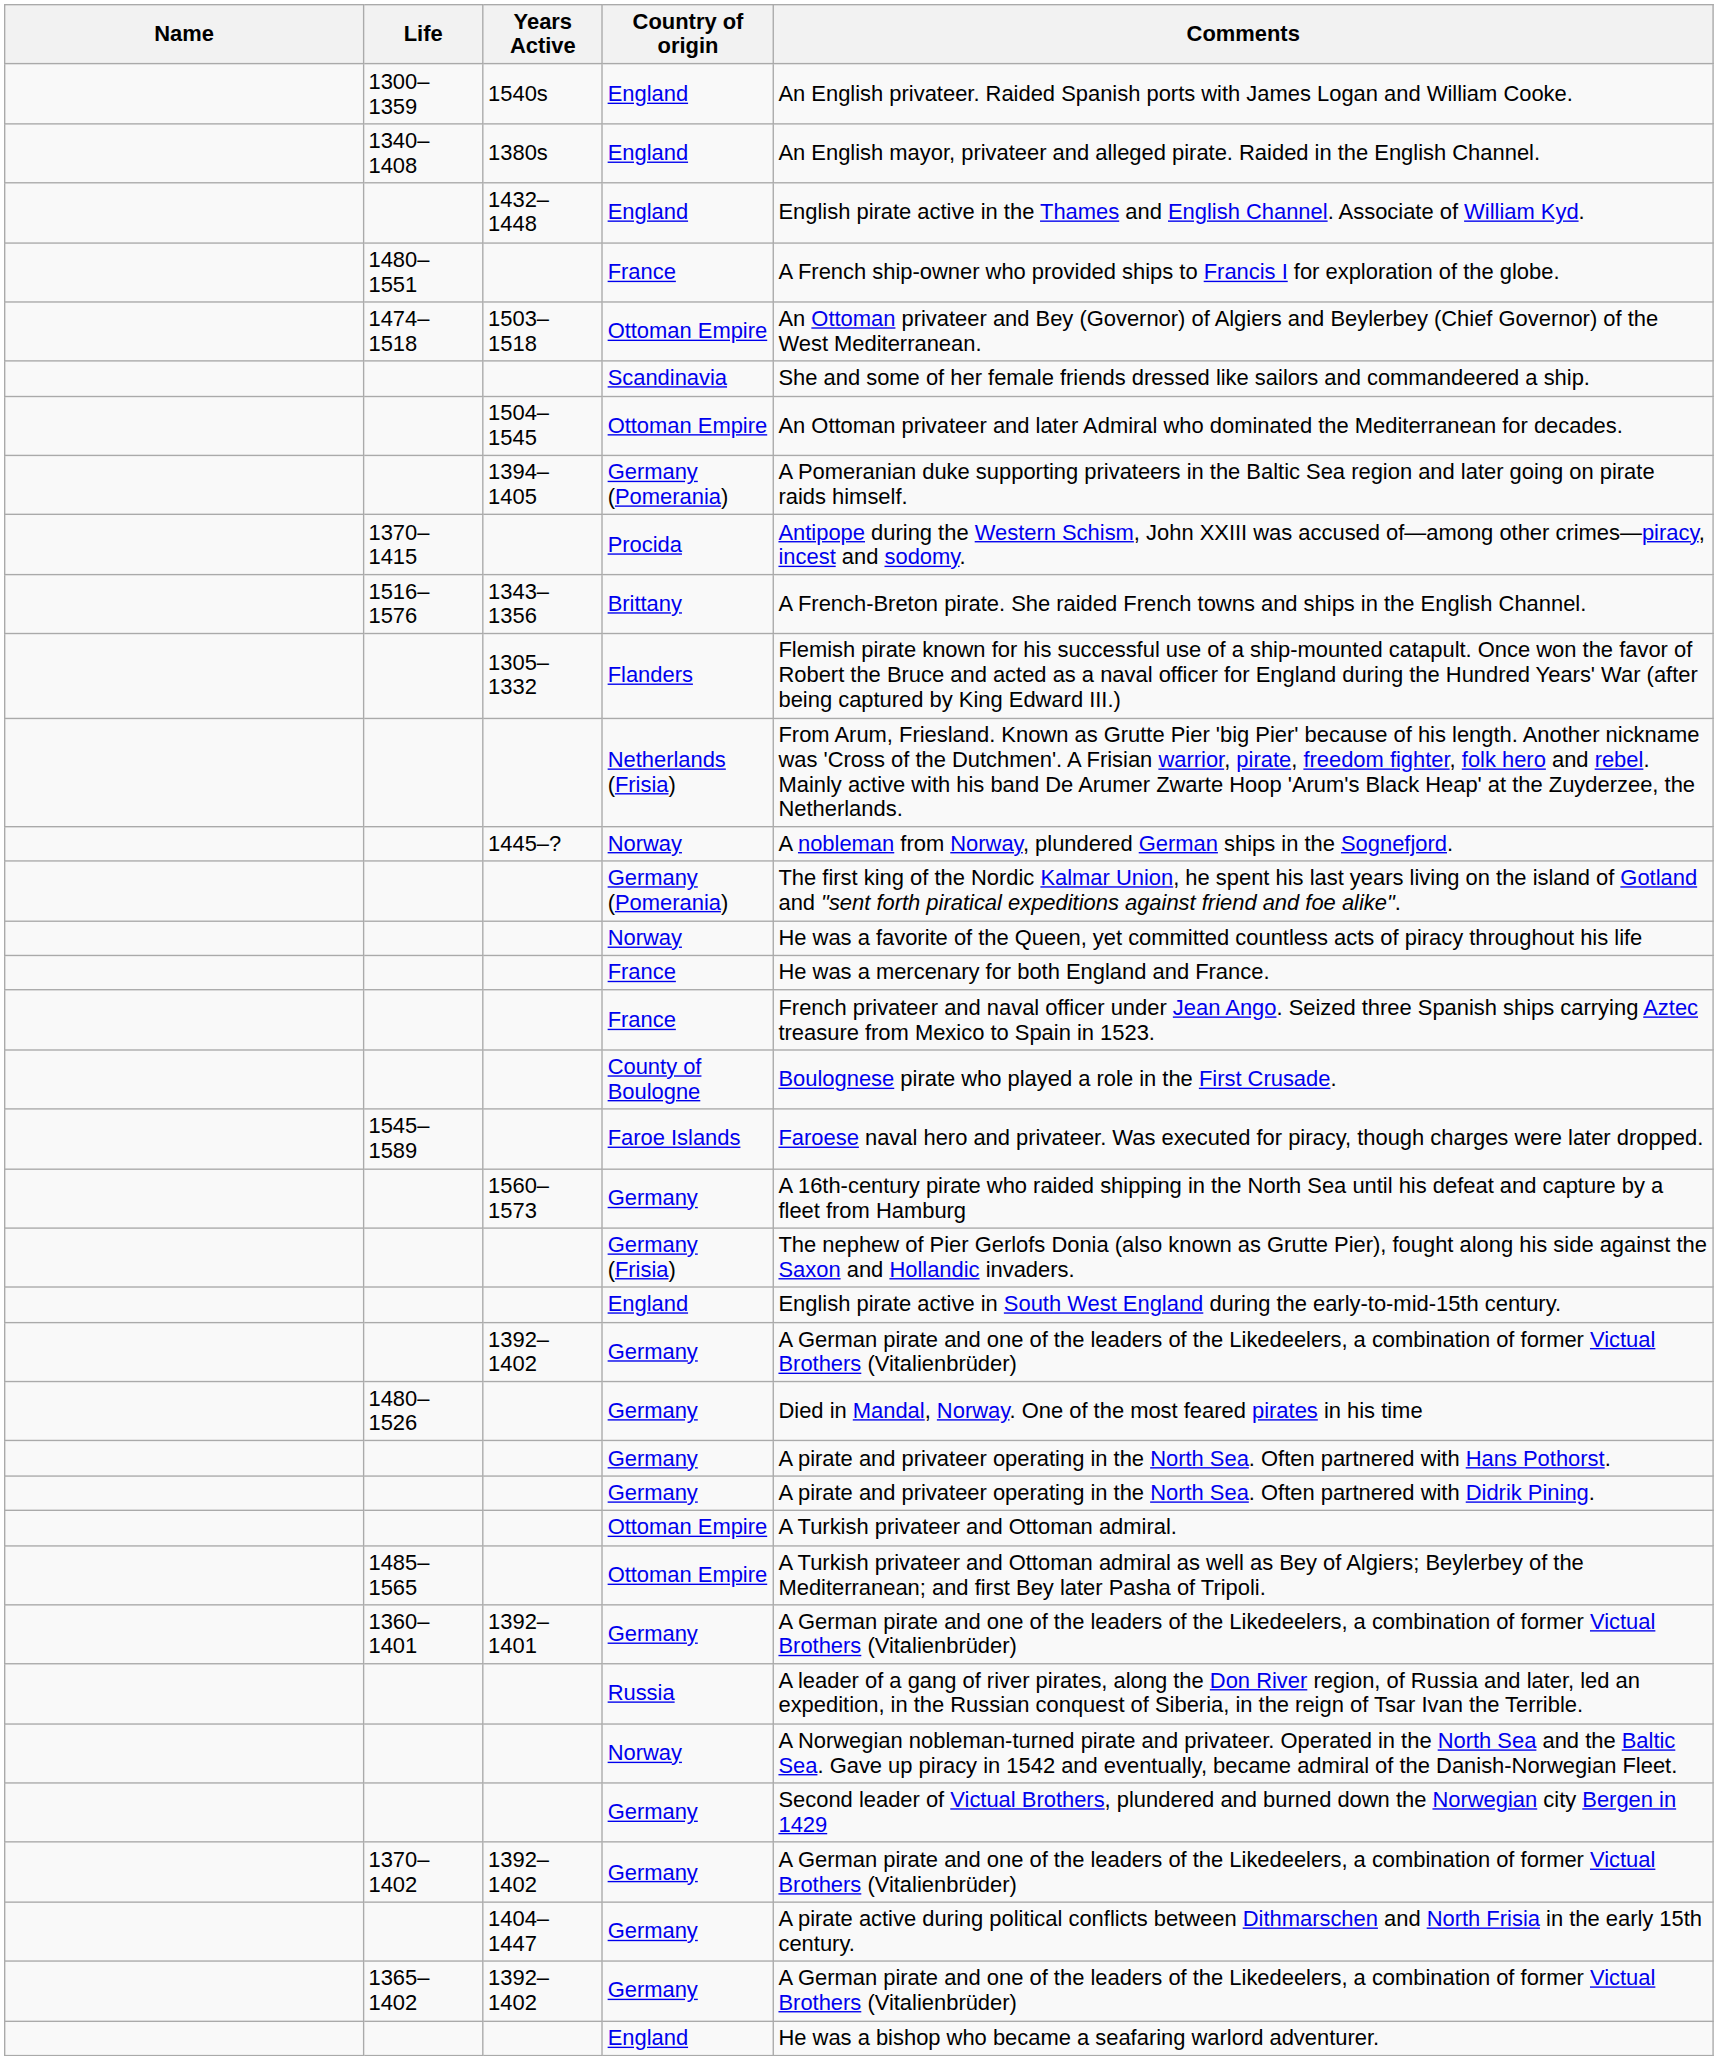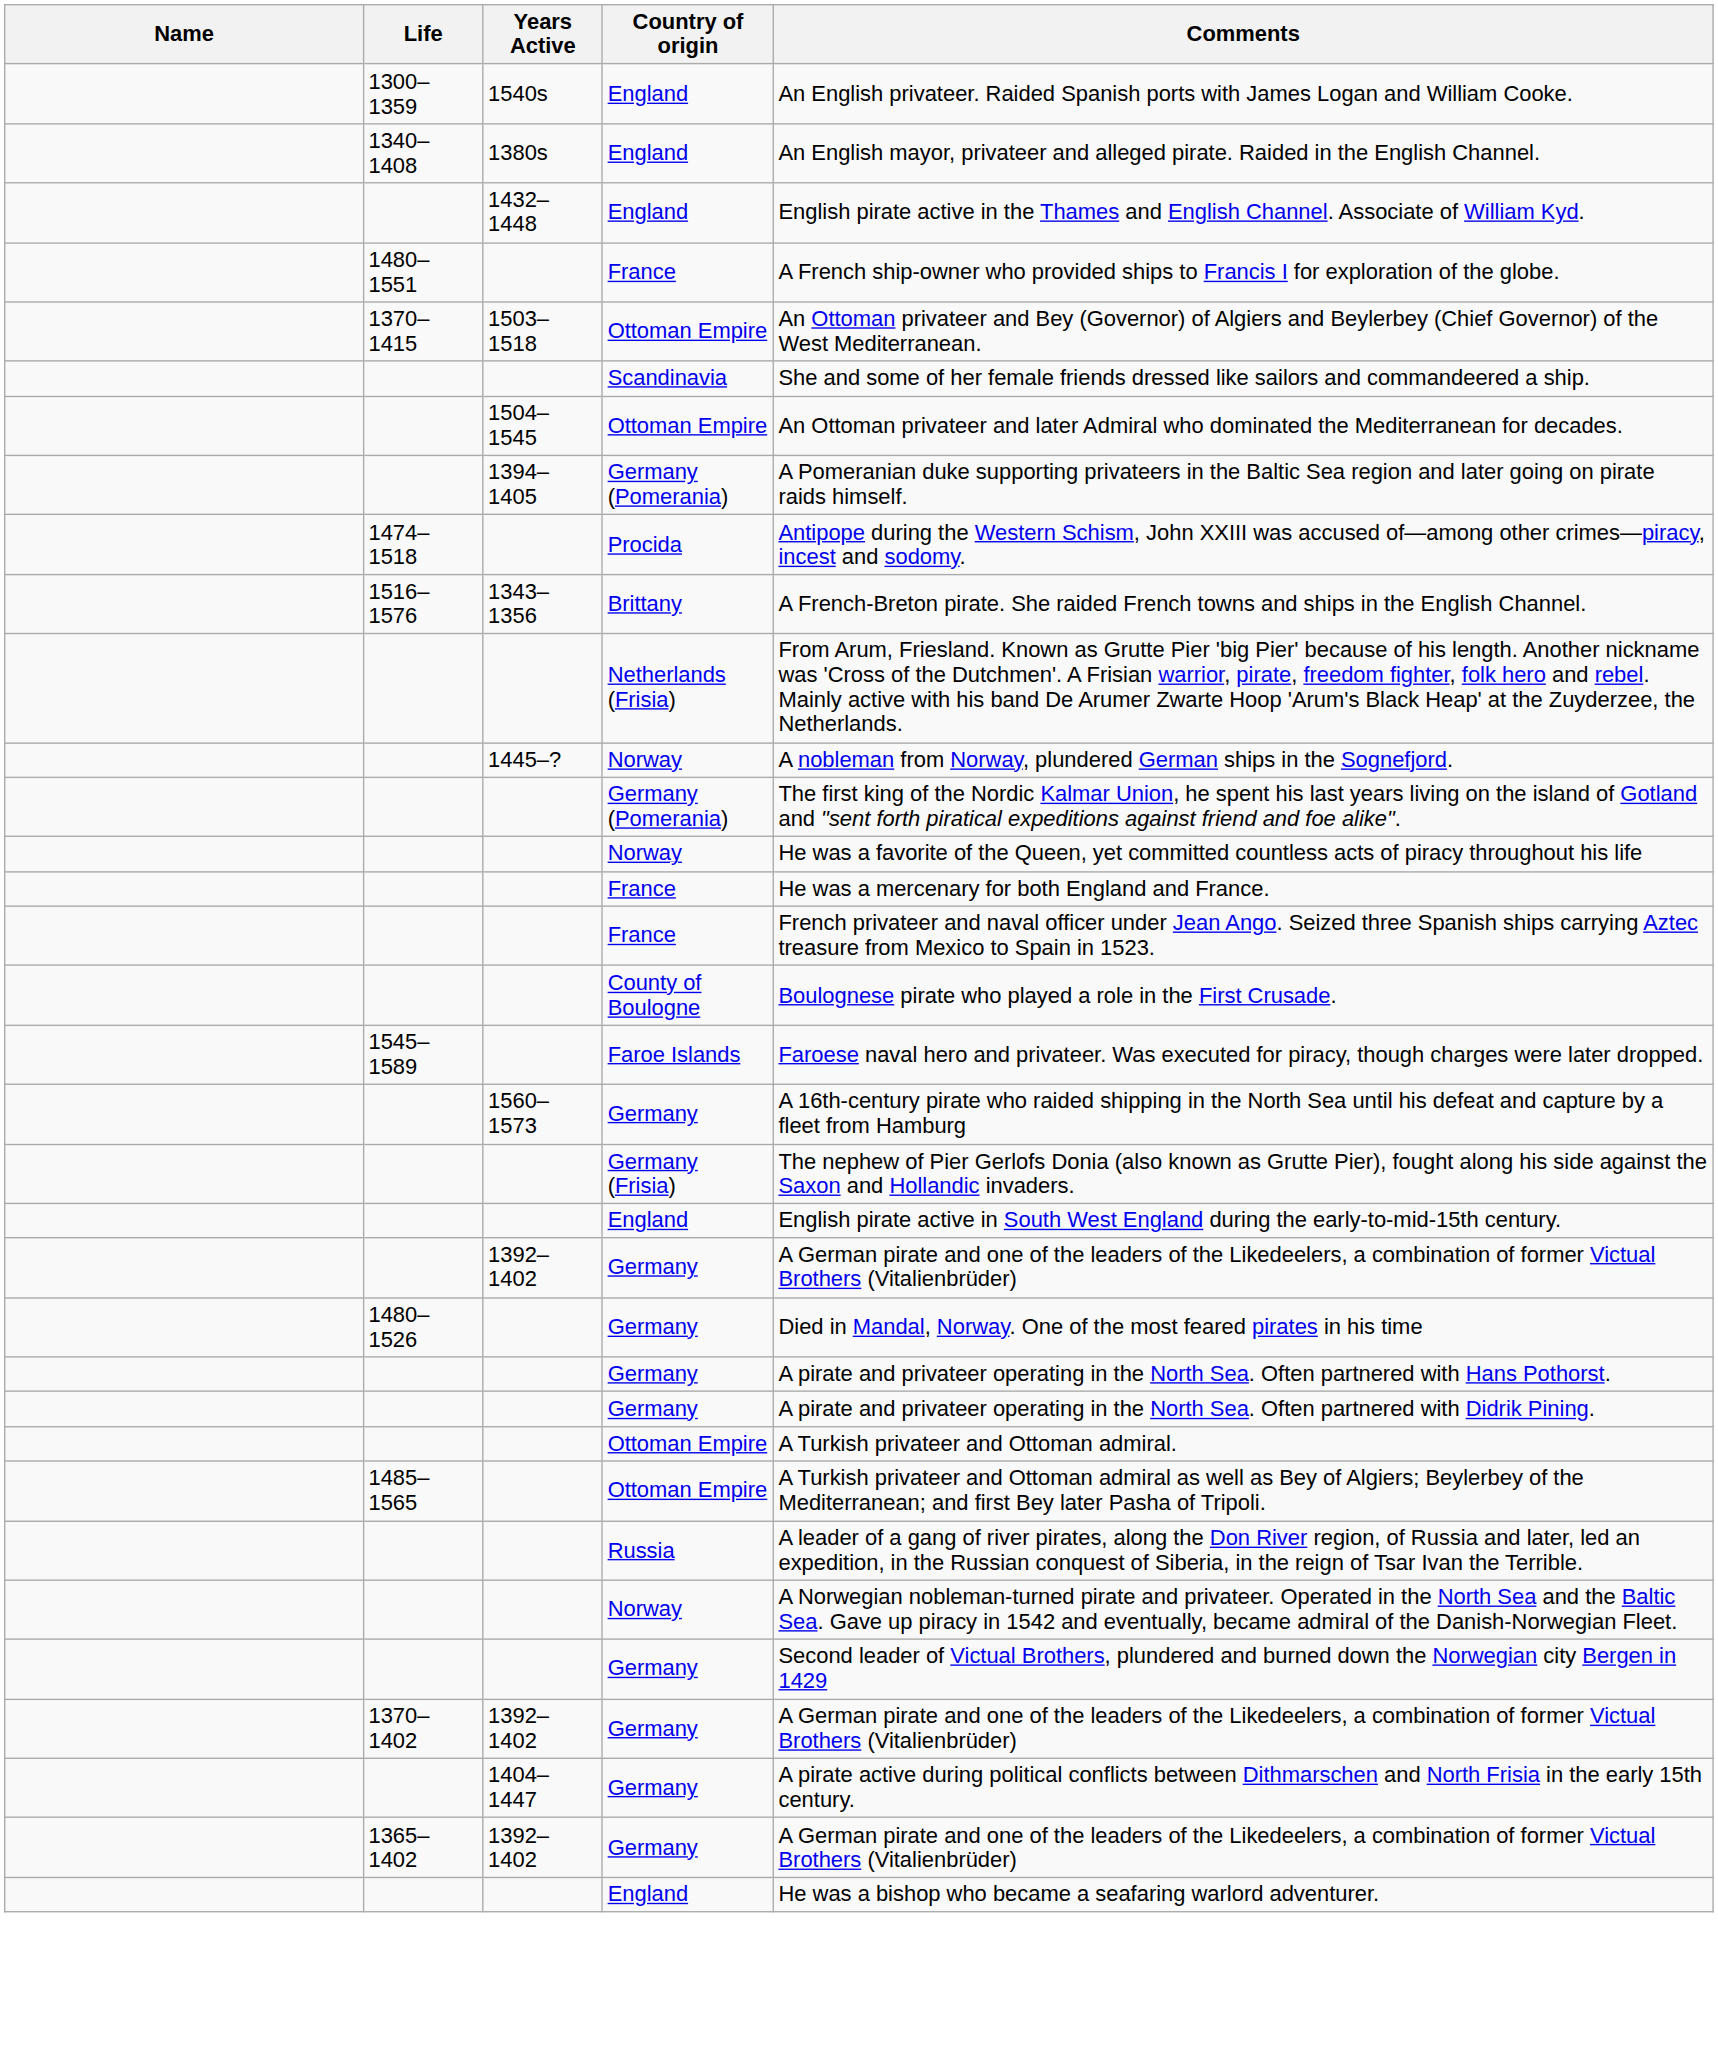(399, 331) 1474–1518 -> (399, 331) 1370–1415
(399, 544) 1370–1415 -> (399, 544) 1474–1518
- row: (519, 675)
- row: (519, 1634)
